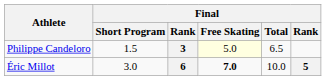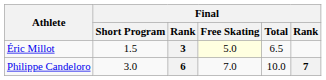(49, 49) Philippe Candeloro -> (31, 49) Éric Millot
(31, 67) Éric Millot -> (49, 67) Philippe Candeloro
(230, 67) bold -> (230, 67) normal
(306, 67) 5 -> (306, 67) 7
